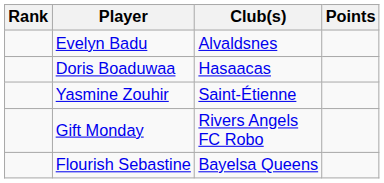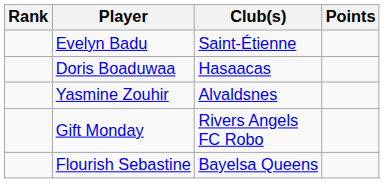(238, 43) Alvaldsnes -> (247, 43) Saint-Étienne
(247, 95) Saint-Étienne -> (238, 95) Alvaldsnes
